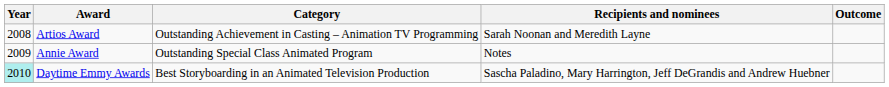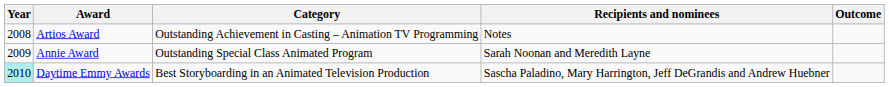(567, 34) Sarah Noonan and Meredith Layne -> (498, 34) Notes
(498, 53) Notes -> (567, 53) Sarah Noonan and Meredith Layne
